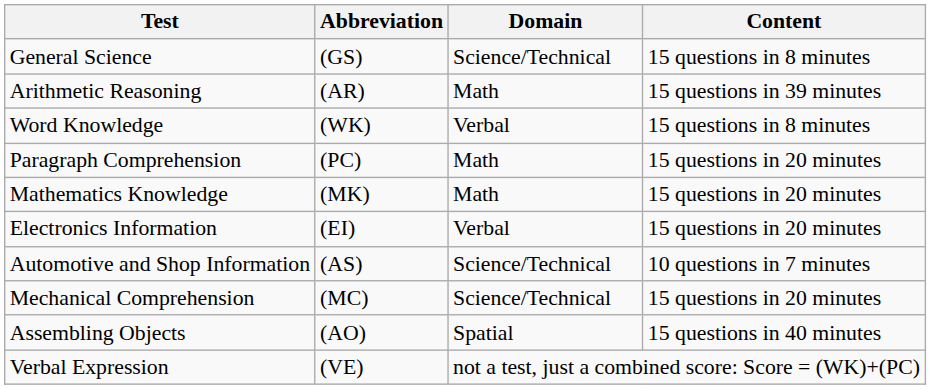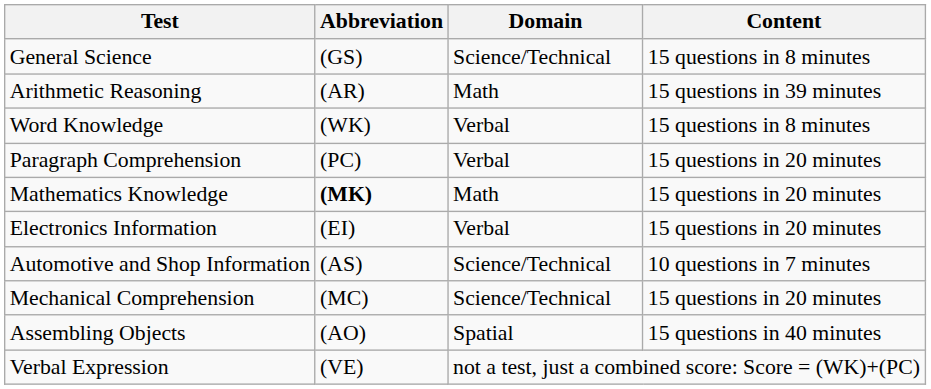(476, 159) Math -> (481, 159) Verbal
(345, 194) normal -> (346, 194) bold
